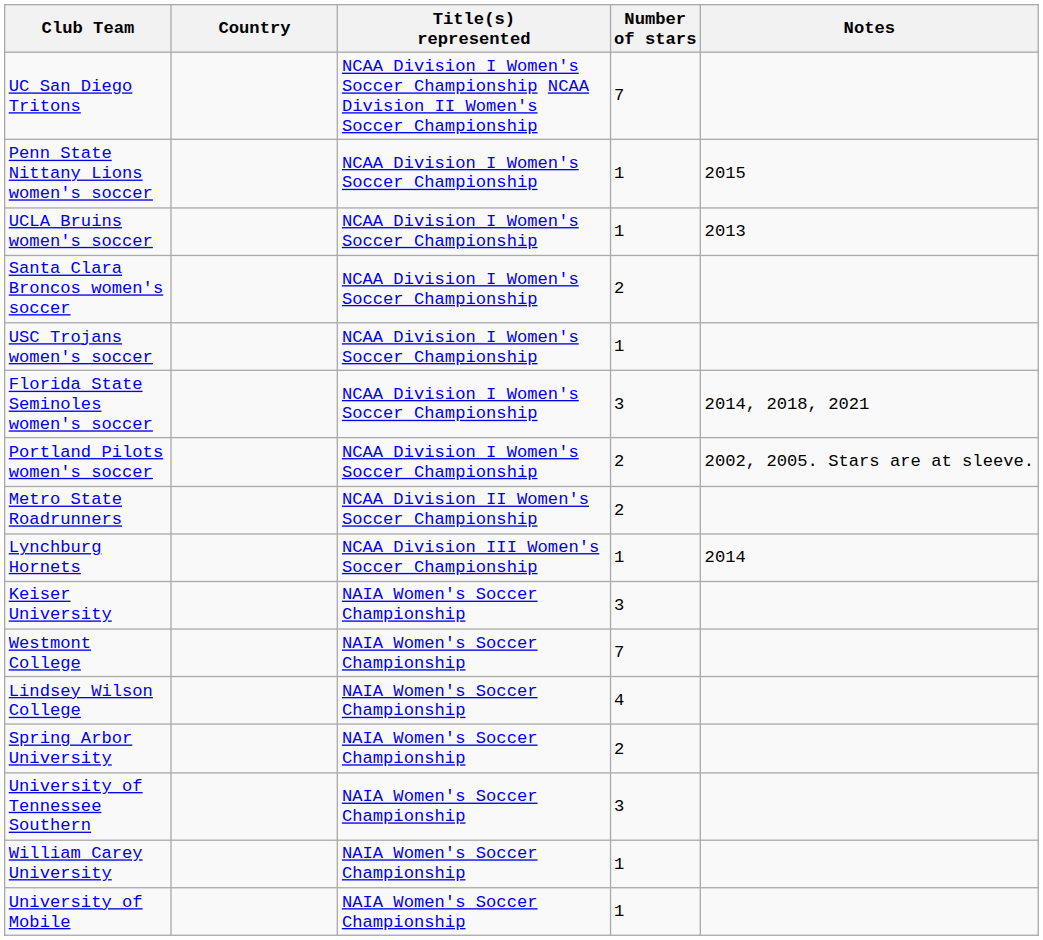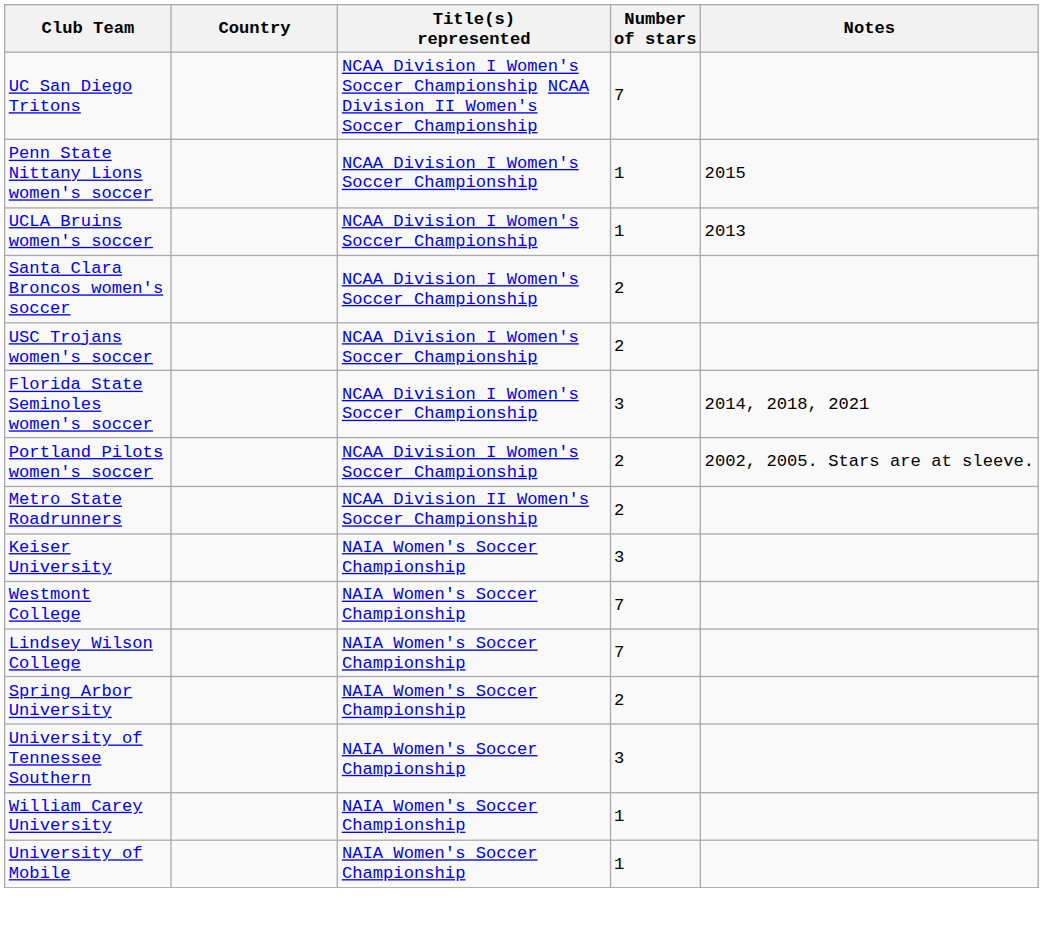(619, 347) 1 -> (619, 347) 2
- row: (55, 557)
(619, 701) 4 -> (619, 653) 7
